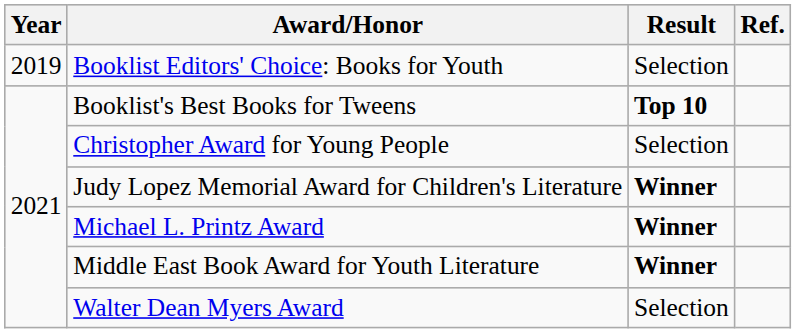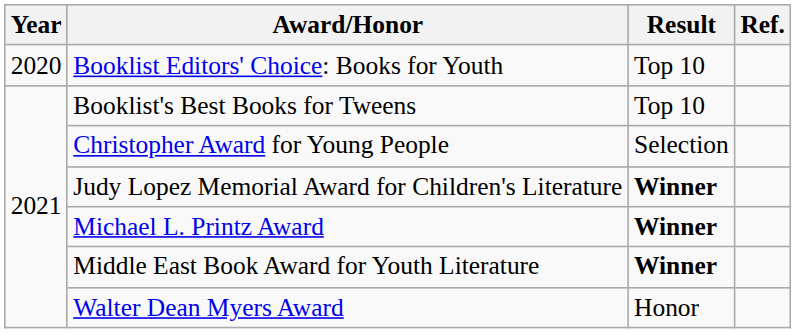(36, 65) 2019 -> (36, 65) 2020
(681, 65) Selection -> (670, 65) Top 10
(671, 105) bold -> (670, 105) normal
(681, 307) Selection -> (667, 307) Honor
